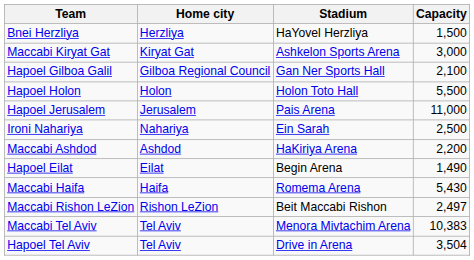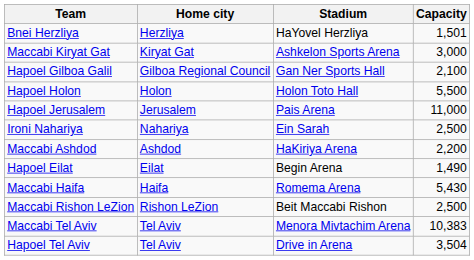(452, 33) 1,500 -> (452, 33) 1,501
(452, 206) 2,497 -> (452, 206) 2,500
